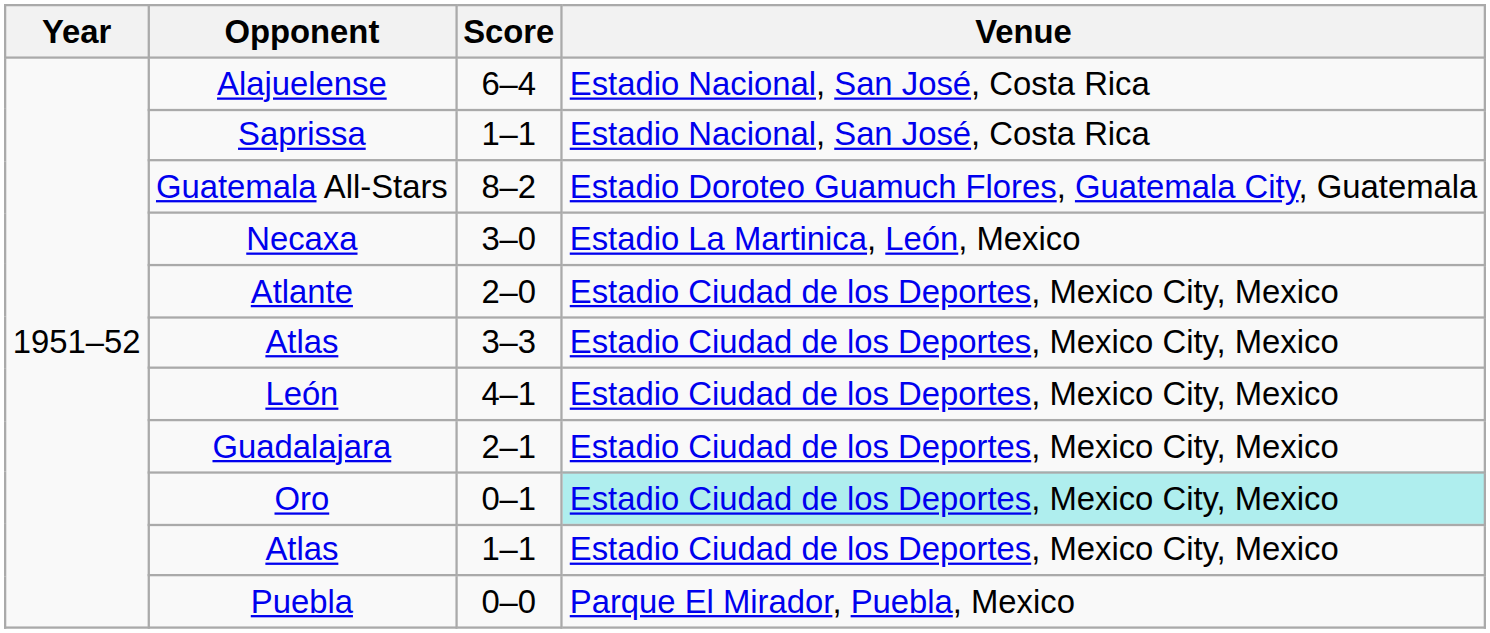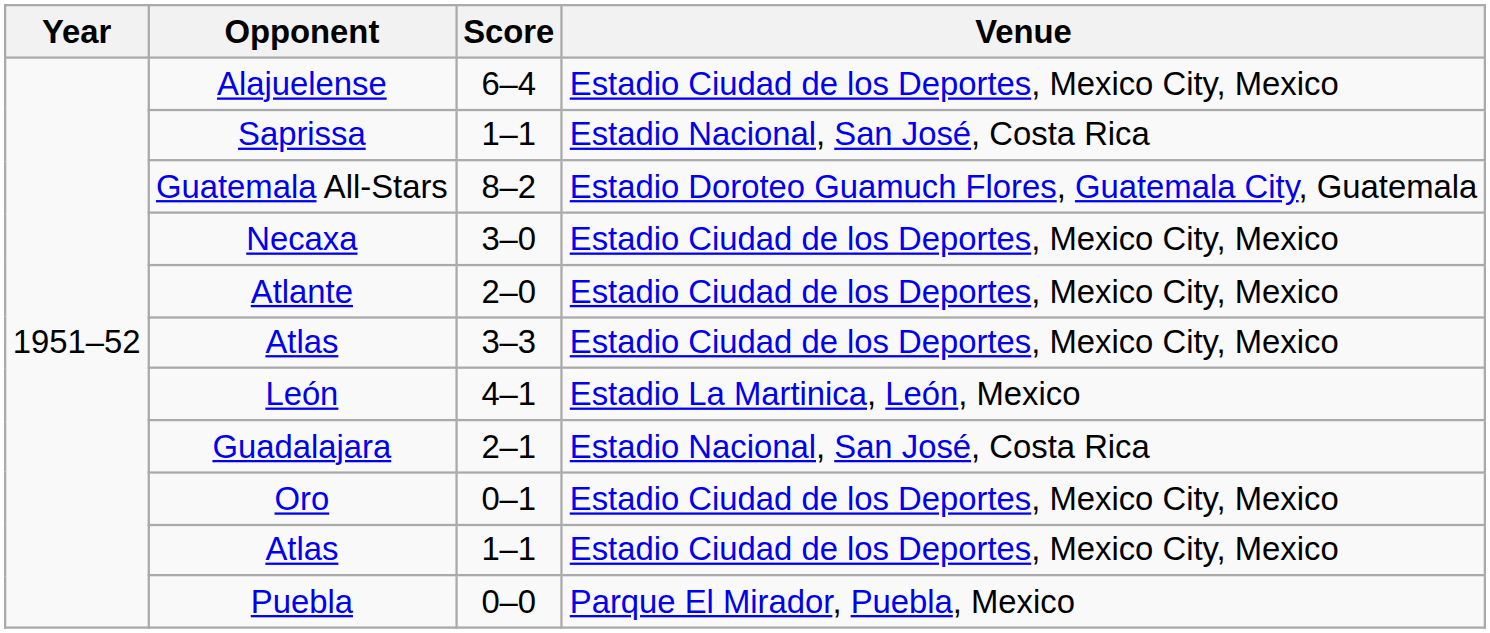(860, 83) Estadio Nacional, San José, Costa Rica -> (954, 83) Estadio Ciudad de los Deportes, Mexico City, Mexico
(825, 239) Estadio La Martinica, León, Mexico -> (954, 239) Estadio Ciudad de los Deportes, Mexico City, Mexico
(954, 395) Estadio Ciudad de los Deportes, Mexico City, Mexico -> (825, 395) Estadio La Martinica, León, Mexico
(954, 446) Estadio Ciudad de los Deportes, Mexico City, Mexico -> (860, 446) Estadio Nacional, San José, Costa Rica
(954, 498) paleturquoise background -> (954, 498) no background
